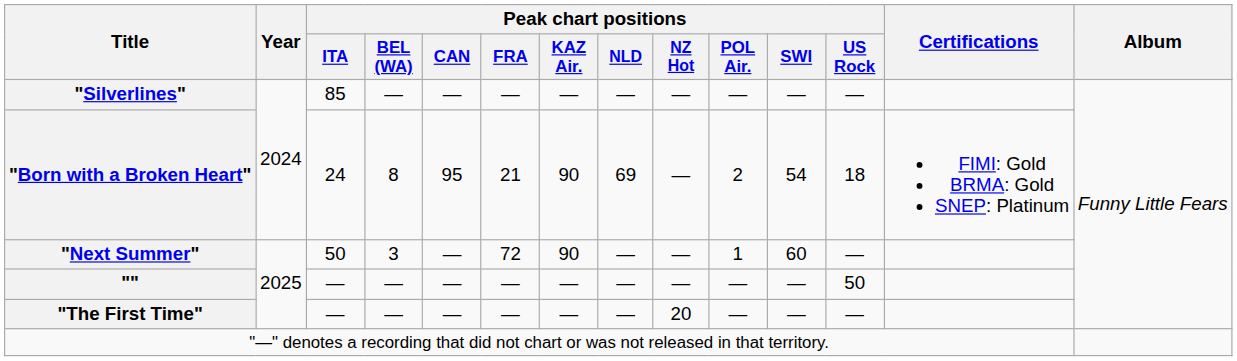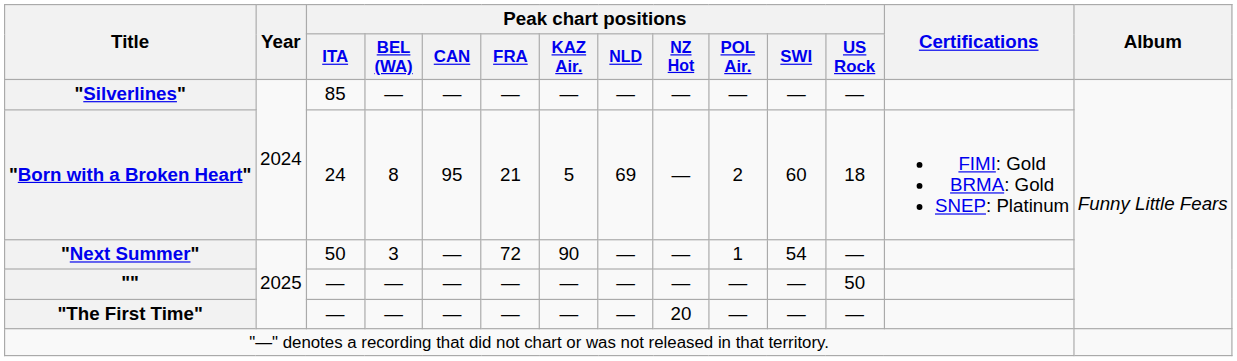(569, 174) 90 -> (569, 174) 5
(796, 174) 54 -> (796, 174) 60
(796, 254) 60 -> (796, 254) 54
